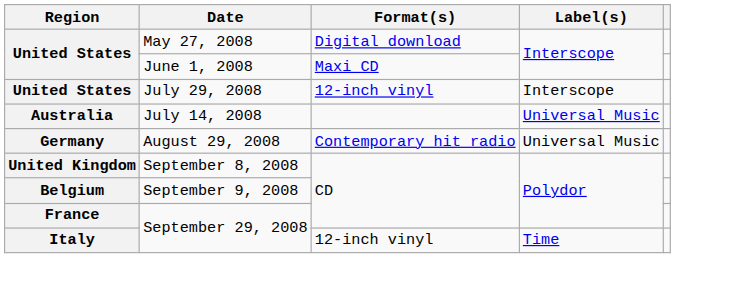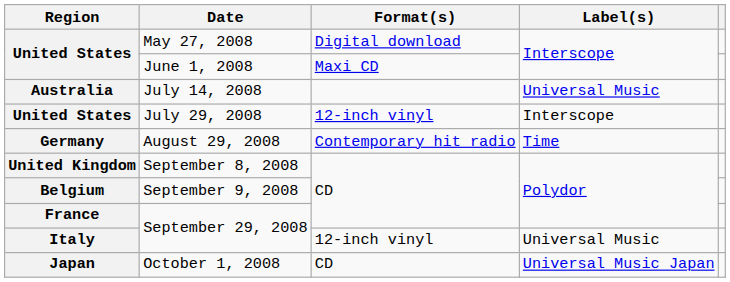rows swapped: (72, 116) <-> (72, 91)
(591, 141) Universal Music -> (541, 141) Time
(541, 240) Time -> (591, 240) Universal Music
+ row: (72, 265)
